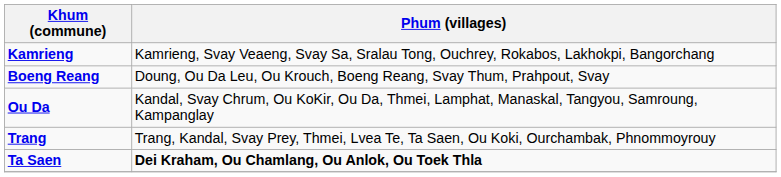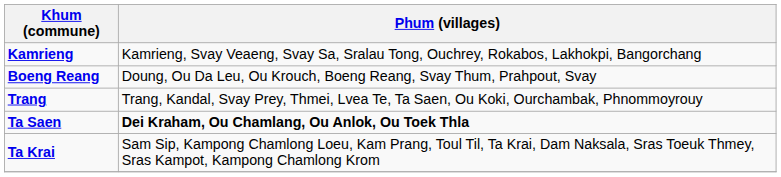- row: (29, 107)
+ row: (31, 152)
